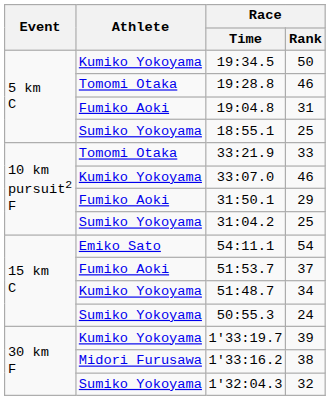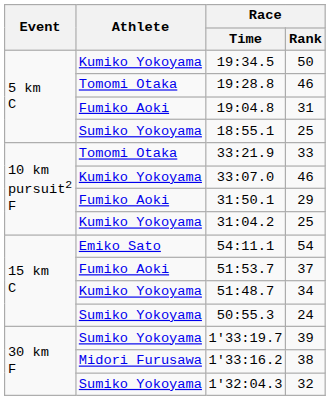(140, 223) Sumiko Yokoyama -> (140, 223) Kumiko Yokoyama
(140, 338) Kumiko Yokoyama -> (140, 338) Sumiko Yokoyama
